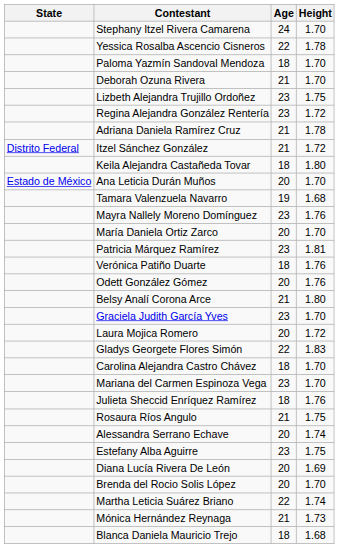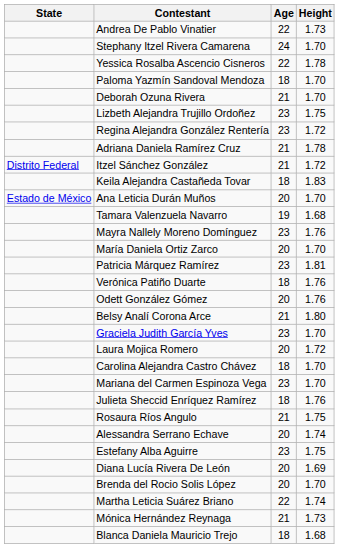+ row: (156, 30)
(315, 165) 1.80 -> (315, 181) 1.83
- row: (169, 350)
